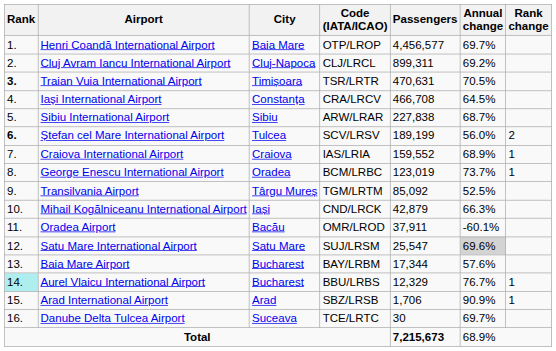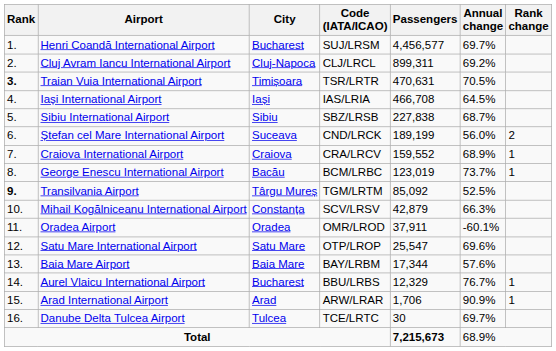(278, 44) Baia Mare -> (278, 44) Bucharest
(352, 44) OTP/LROP -> (351, 44) SUJ/LRSM
(278, 99) Constanța -> (261, 99) Iași
(352, 99) CRA/LRCV -> (346, 99) IAS/LRIA
(353, 117) ARW/LRAR -> (350, 117) SBZ/LRSB
(12, 136) bold -> (12, 136) normal
(269, 136) Tulcea -> (274, 136) Suceava
(351, 136) SCV/LRSV -> (352, 136) CND/LRCK
(346, 154) IAS/LRIA -> (352, 154) CRA/LRCV
(271, 172) Oradea -> (268, 172) Bacău
(12, 191) normal -> (12, 191) bold
(261, 209) Iași -> (278, 209) Constanța
(352, 209) CND/LRCK -> (351, 209) SCV/LRSV
(268, 227) Bacău -> (271, 227) Oradea
(351, 245) SUJ/LRSM -> (352, 245) OTP/LROP
(479, 245) lightgrey background -> (479, 245) no background
(278, 264) Bucharest -> (278, 264) Baia Mare
(15, 282) paleturquoise background -> (15, 282) no background
(350, 300) SBZ/LRSB -> (353, 300) ARW/LRAR
(274, 318) Suceava -> (269, 318) Tulcea
